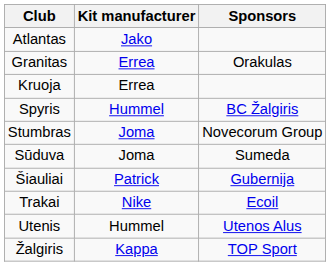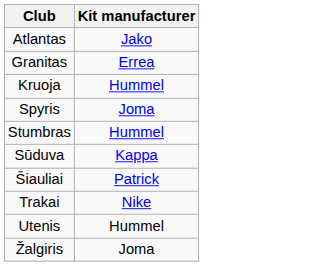- column: (262, 16)
(137, 86) Errea -> (137, 86) Hummel
(137, 109) Hummel -> (137, 109) Joma
(137, 132) Joma -> (137, 132) Hummel
(137, 156) Joma -> (137, 156) Kappa
(137, 249) Kappa -> (137, 249) Joma
